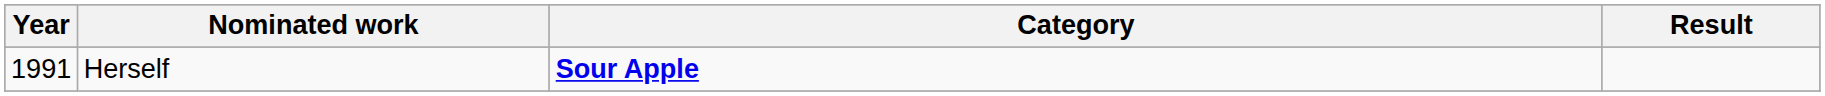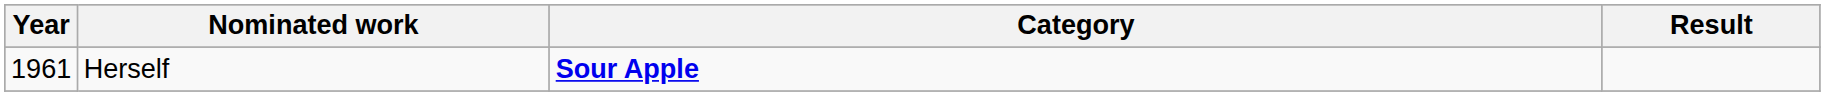(41, 68) 1991 -> (41, 68) 1961
